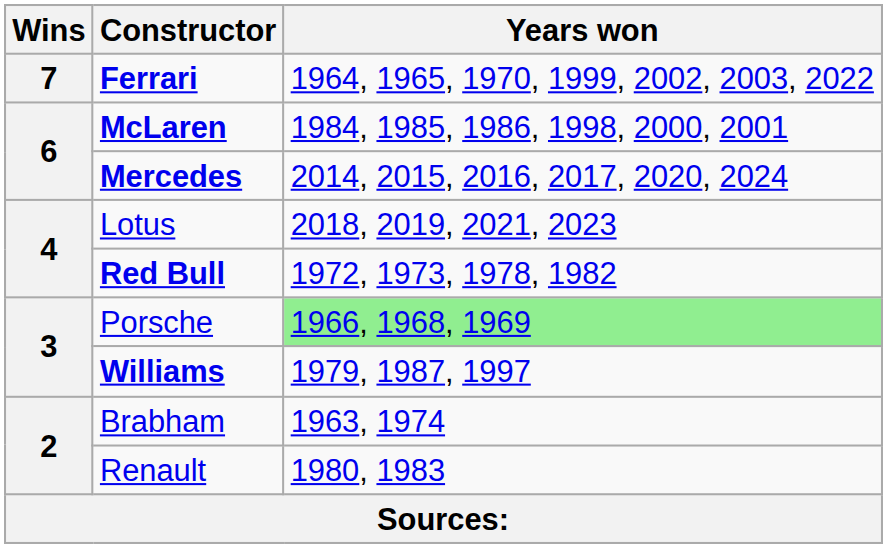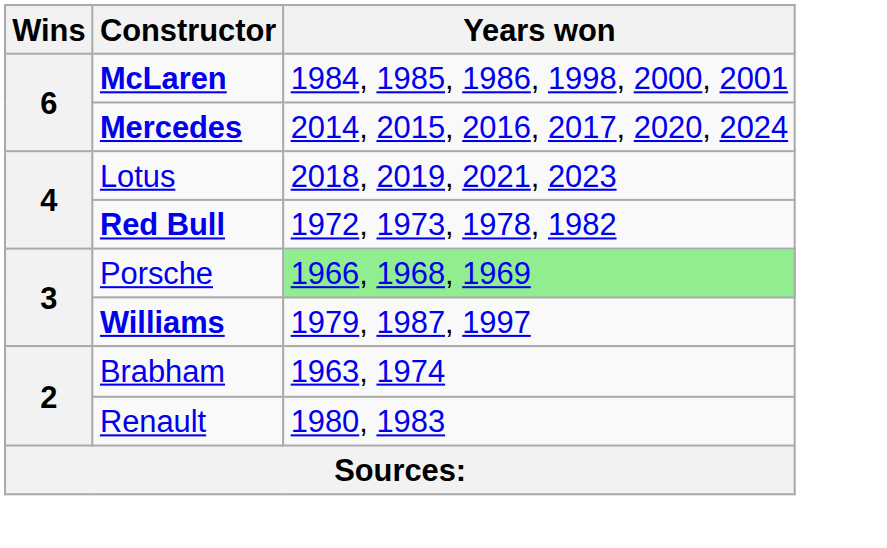- row: (149, 78)
